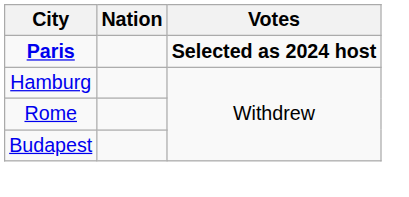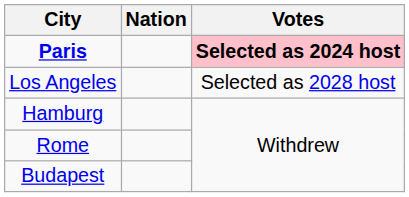(274, 51) no background -> (298, 51) pink background
+ row: (63, 82)
